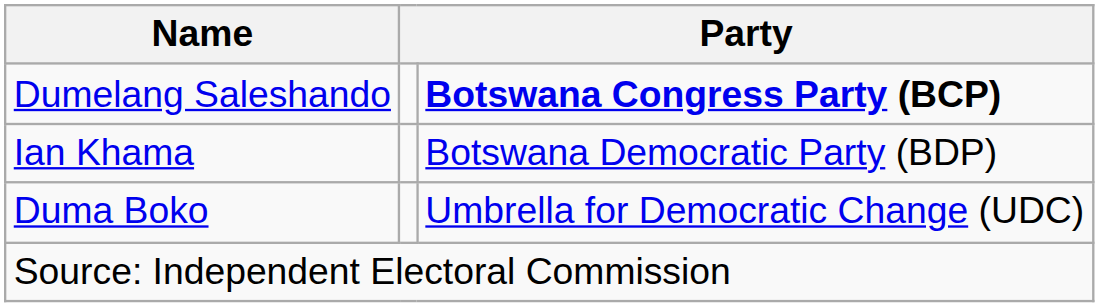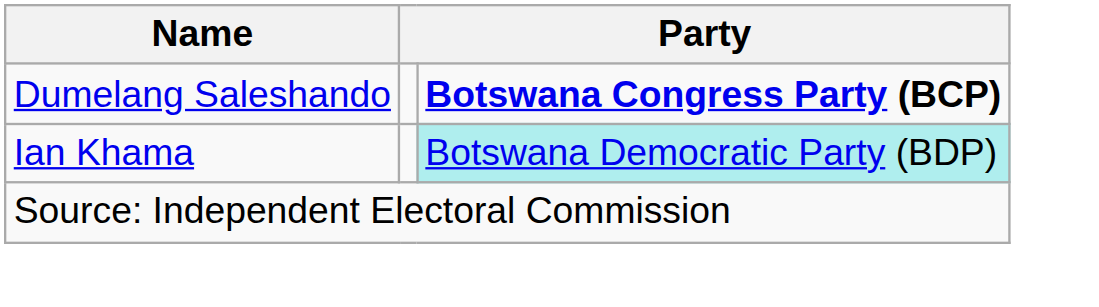(711, 152) no background -> (711, 152) paleturquoise background
- row: (111, 211)
